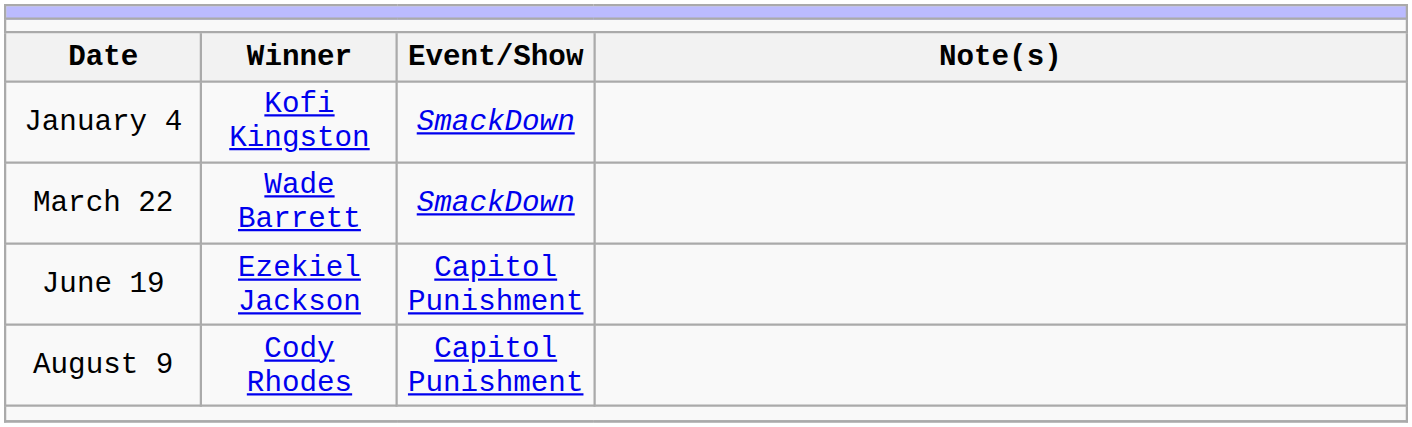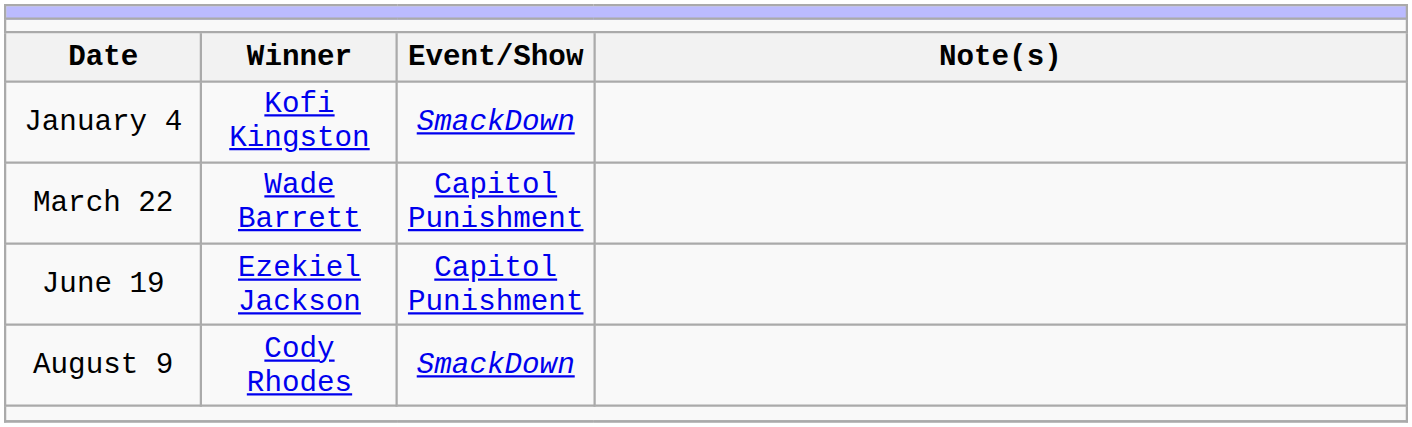(496, 203) SmackDown -> (496, 203) Capitol Punishment
(496, 366) Capitol Punishment -> (496, 366) SmackDown
